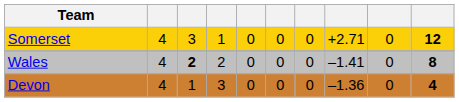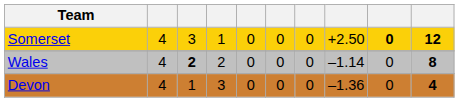(346, 39) +2.71 -> (346, 39) +2.50
(390, 39) normal -> (390, 39) bold
(346, 62) –1.41 -> (346, 62) –1.14
